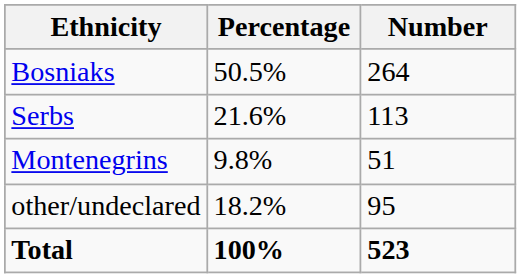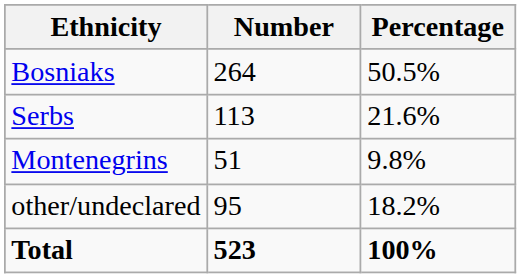columns swapped: (438, 26) <-> (284, 26)
